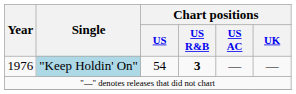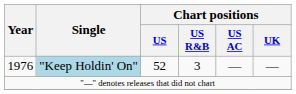(160, 66) 54 -> (160, 66) 52
(197, 66) bold -> (197, 66) normal
